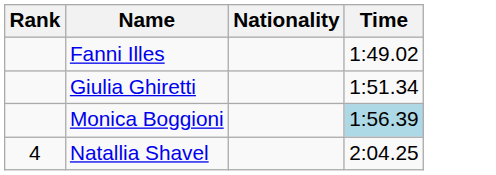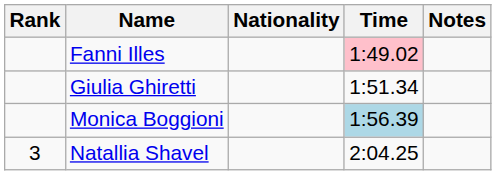+ column: (457, 20)
(384, 53) no background -> (384, 53) pink background
(35, 152) 4 -> (35, 152) 3
